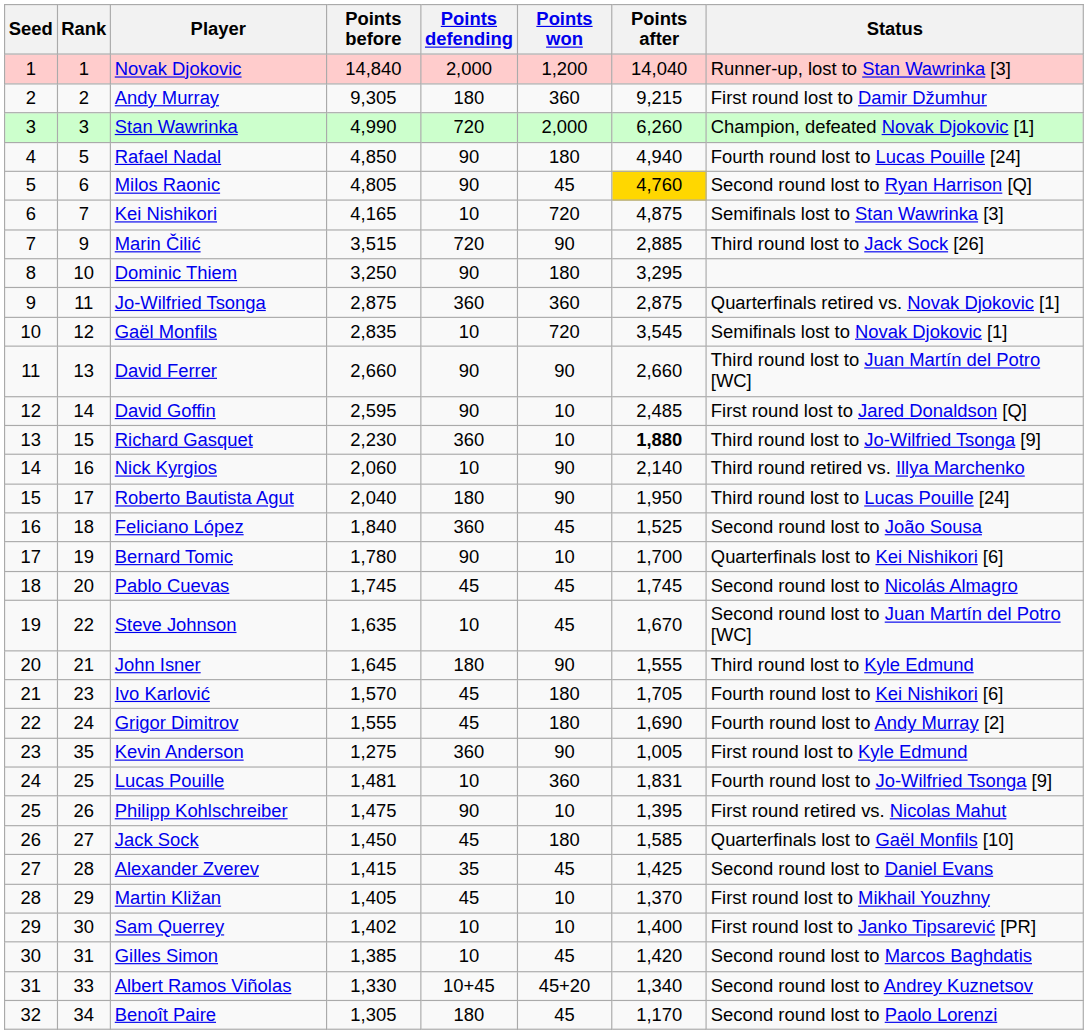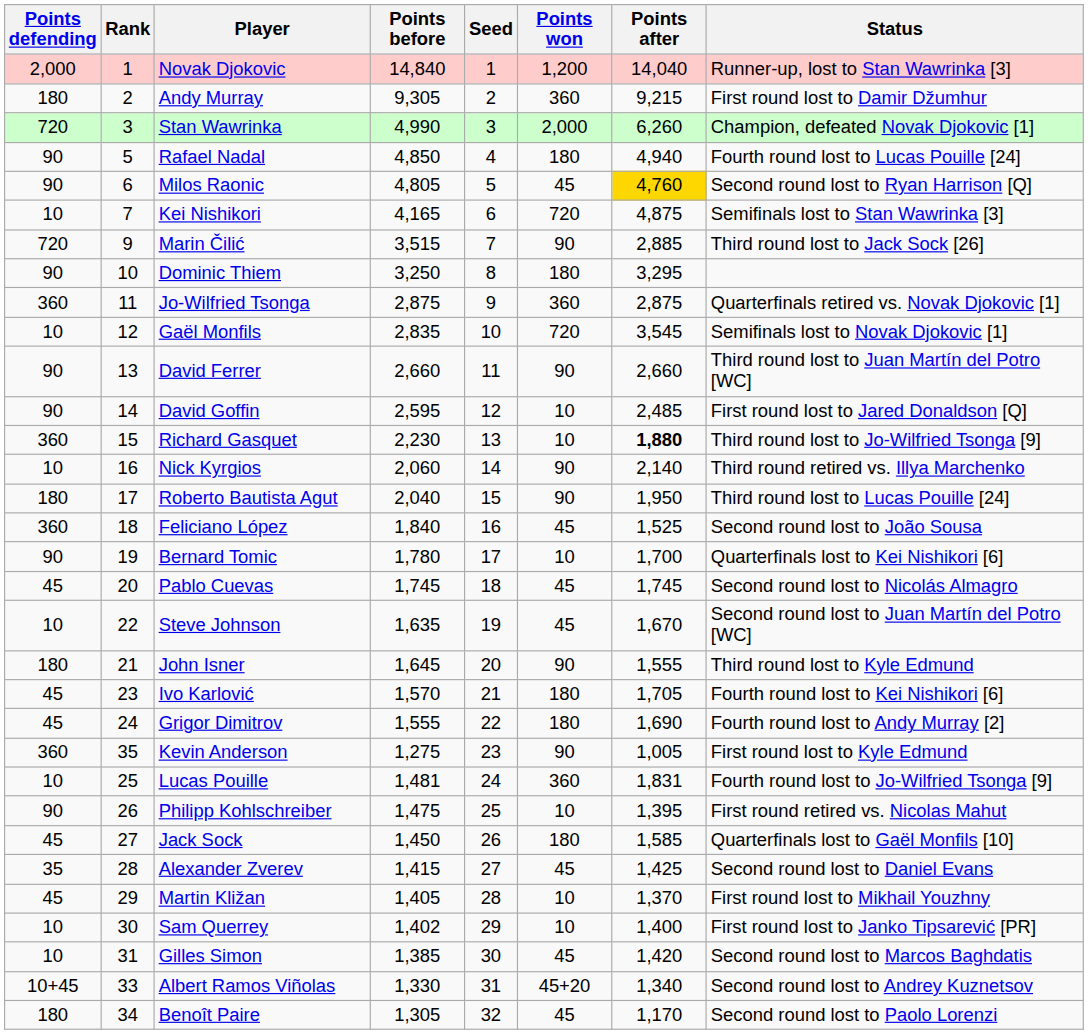columns swapped: (31, 29) <-> (469, 29)
